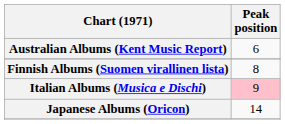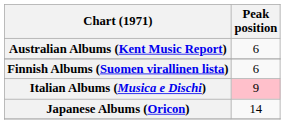(256, 68) 8 -> (256, 68) 6
